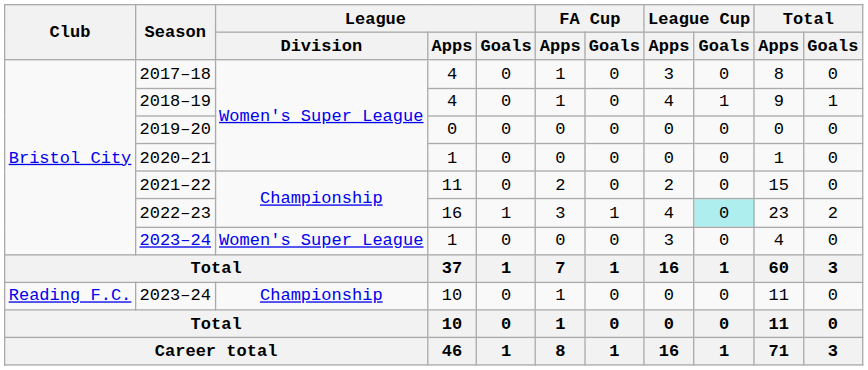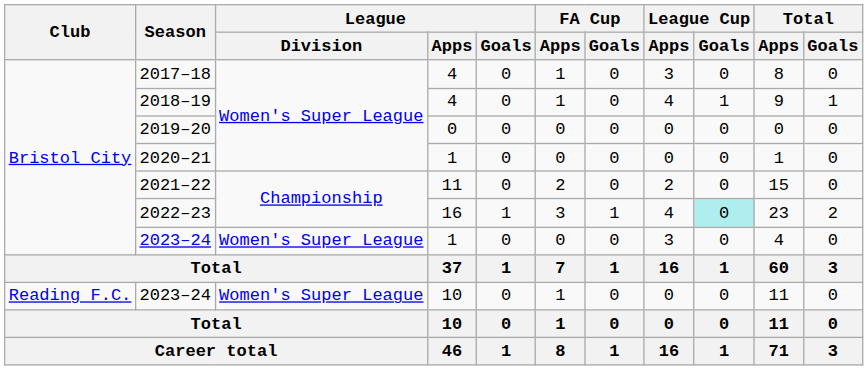(321, 296) Championship -> (321, 296) Women's Super League
